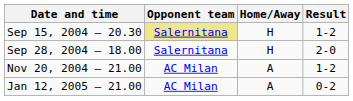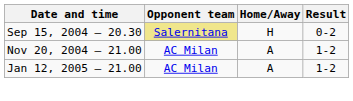(326, 32) 1-2 -> (326, 32) 0-2
- row: (74, 50)
(326, 86) 0-2 -> (326, 68) 1-2
